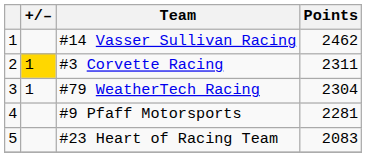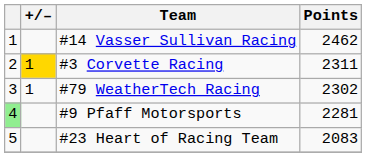(340, 91) 2304 -> (340, 91) 2302
(13, 115) no background -> (13, 115) lightgreen background
